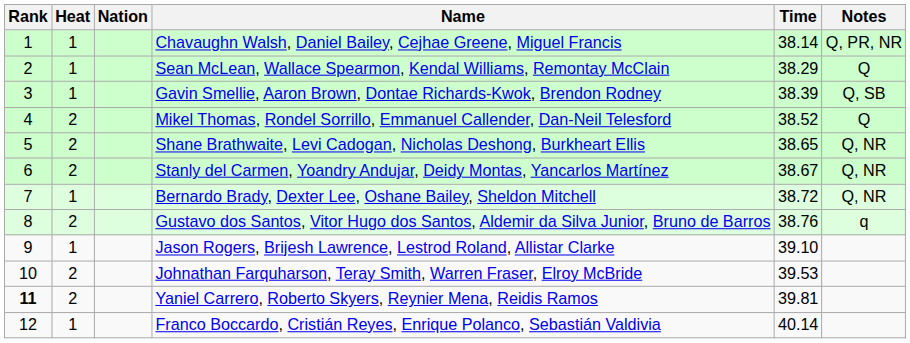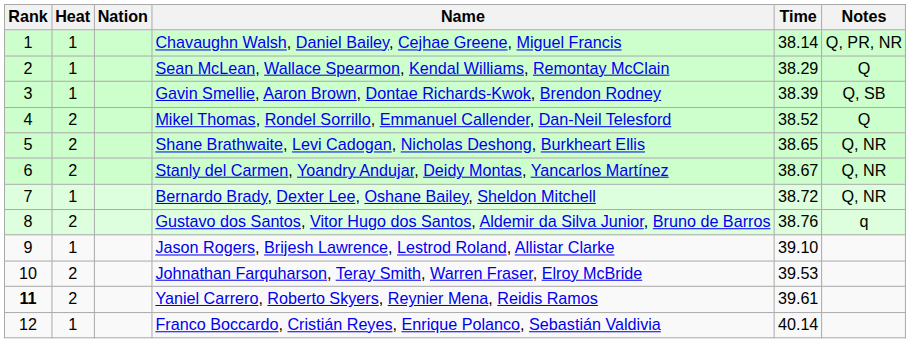(798, 299) 39.81 -> (798, 299) 39.61
